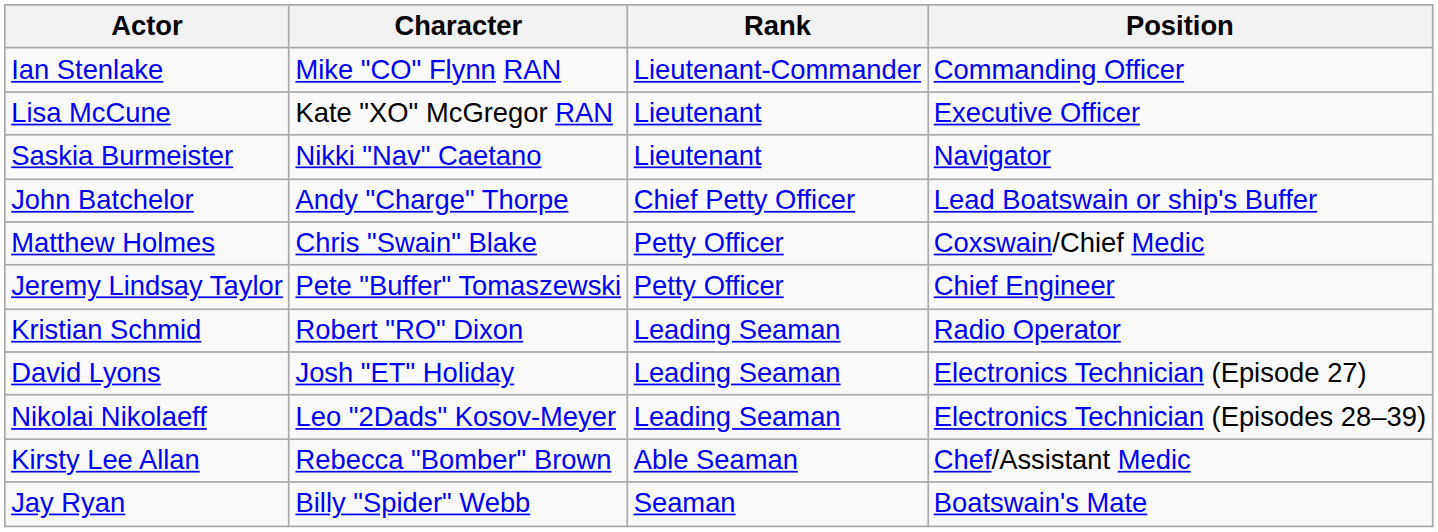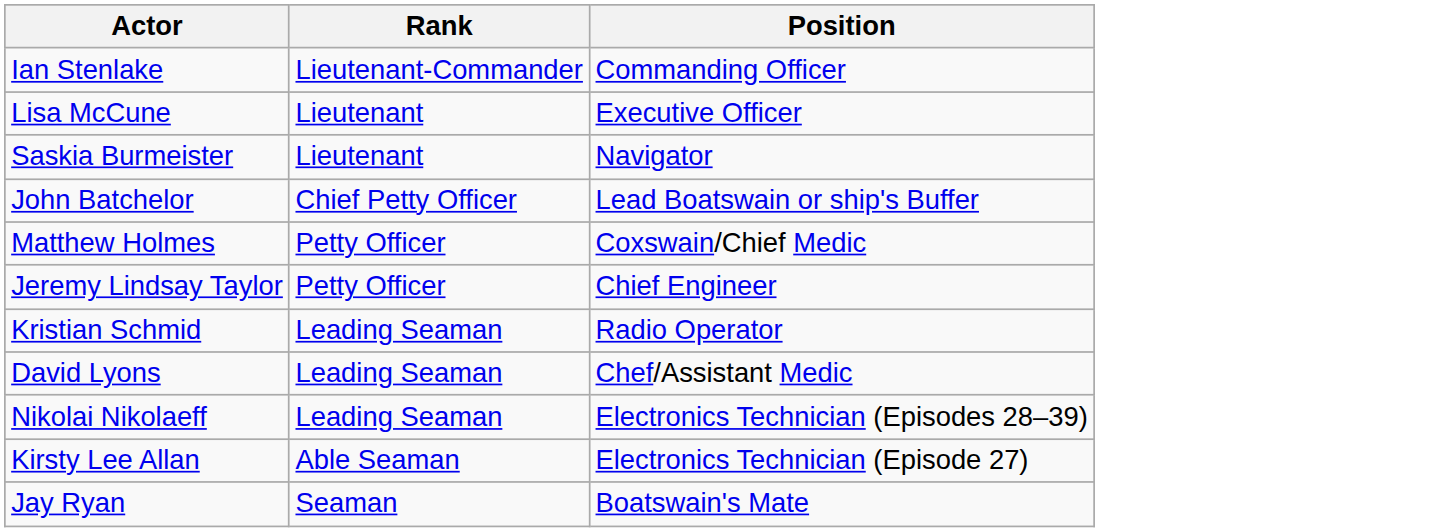- column: (458, 26)
(1150, 373) Electronics Technician (Episode 27) -> (724, 373) Chef/Assistant Medic
(1062, 460) Chef/Assistant Medic -> (812, 460) Electronics Technician (Episode 27)
